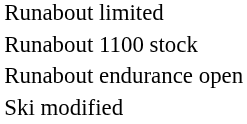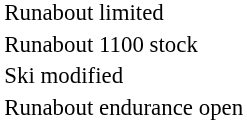rows swapped: (124, 75) <-> (64, 107)
